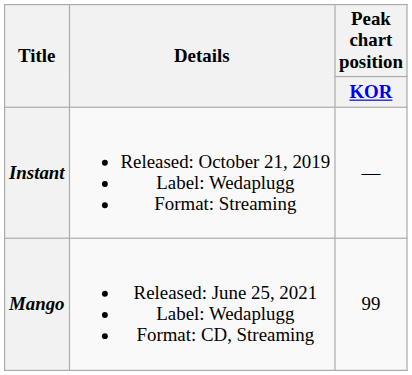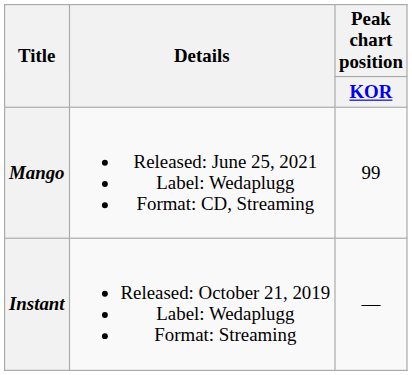rows swapped: (37, 172) <-> (37, 303)
